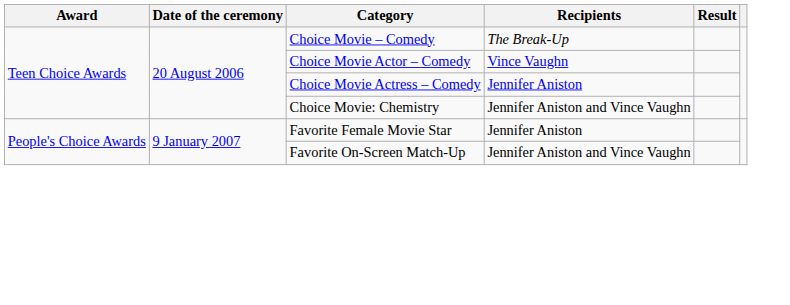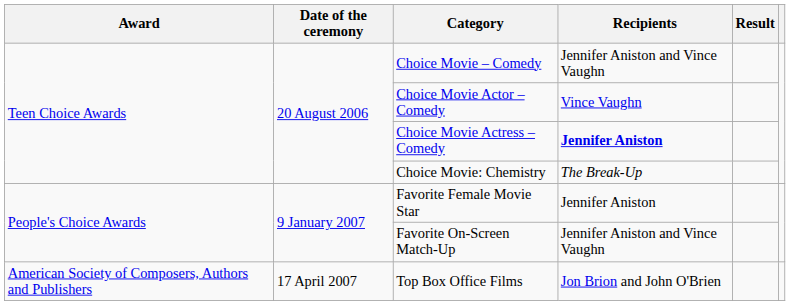(528, 38) The Break-Up -> (639, 63) Jennifer Aniston and Vince Vaughn
(535, 84) normal -> (612, 141) bold
(589, 107) Jennifer Aniston and Vince Vaughn -> (602, 172) The Break-Up
+ row: (459, 281)
